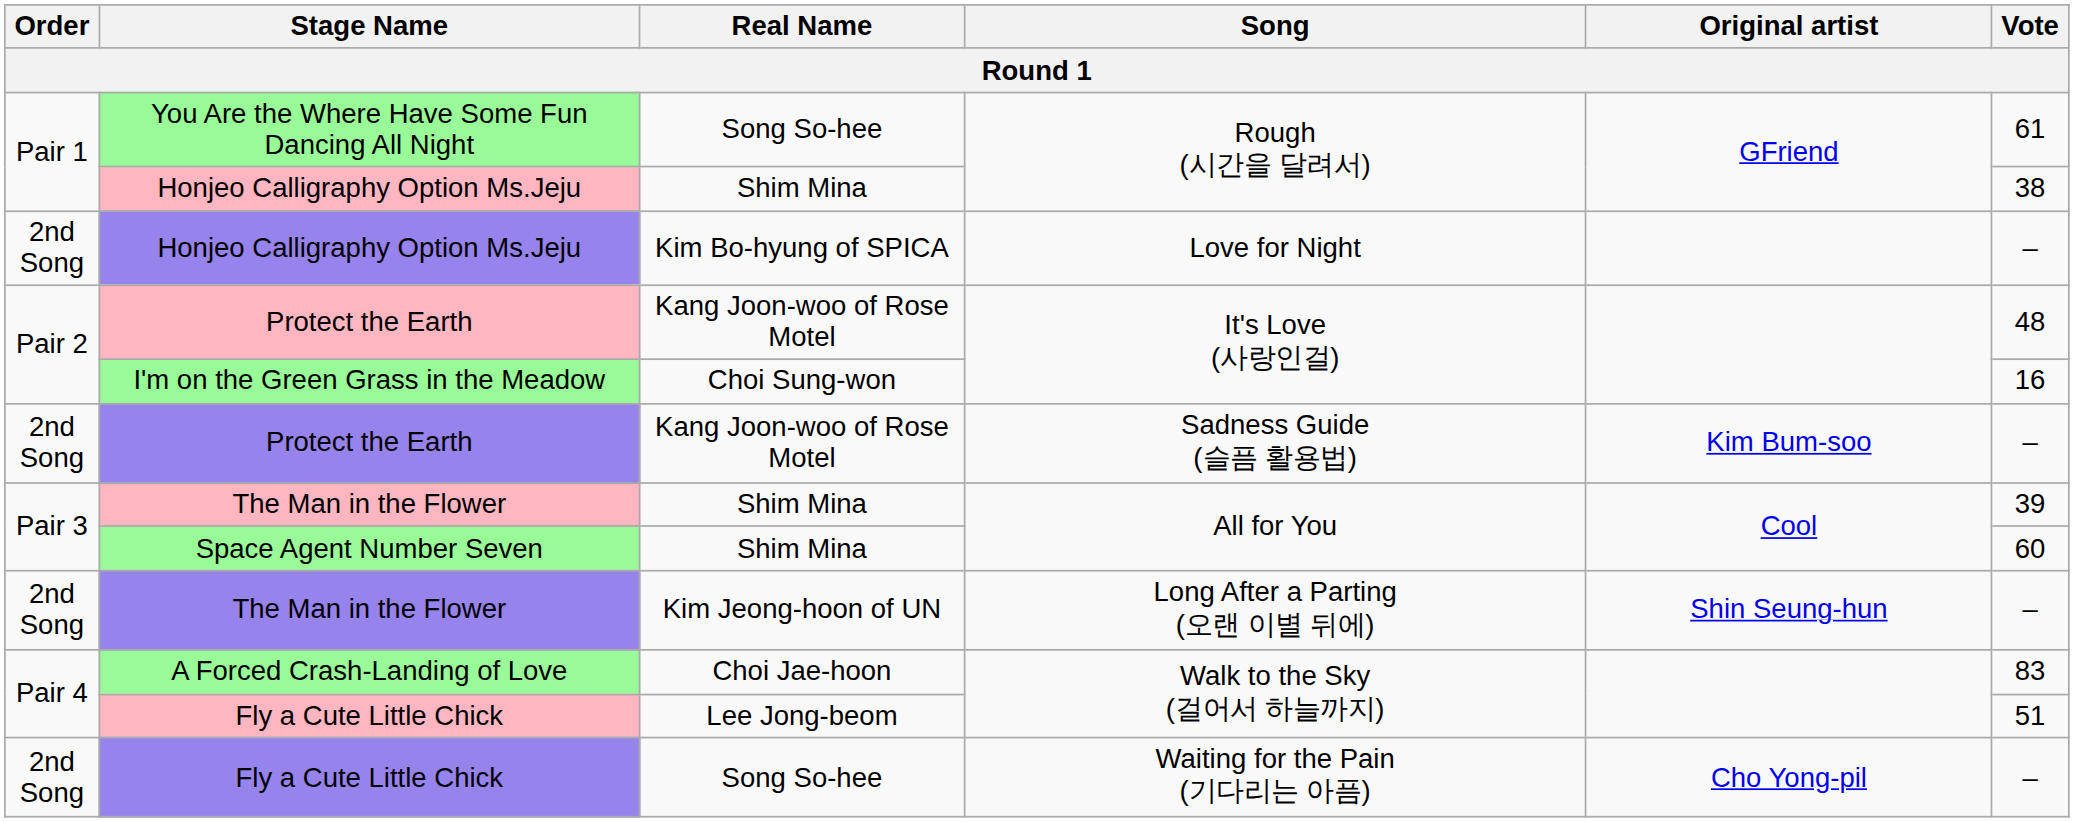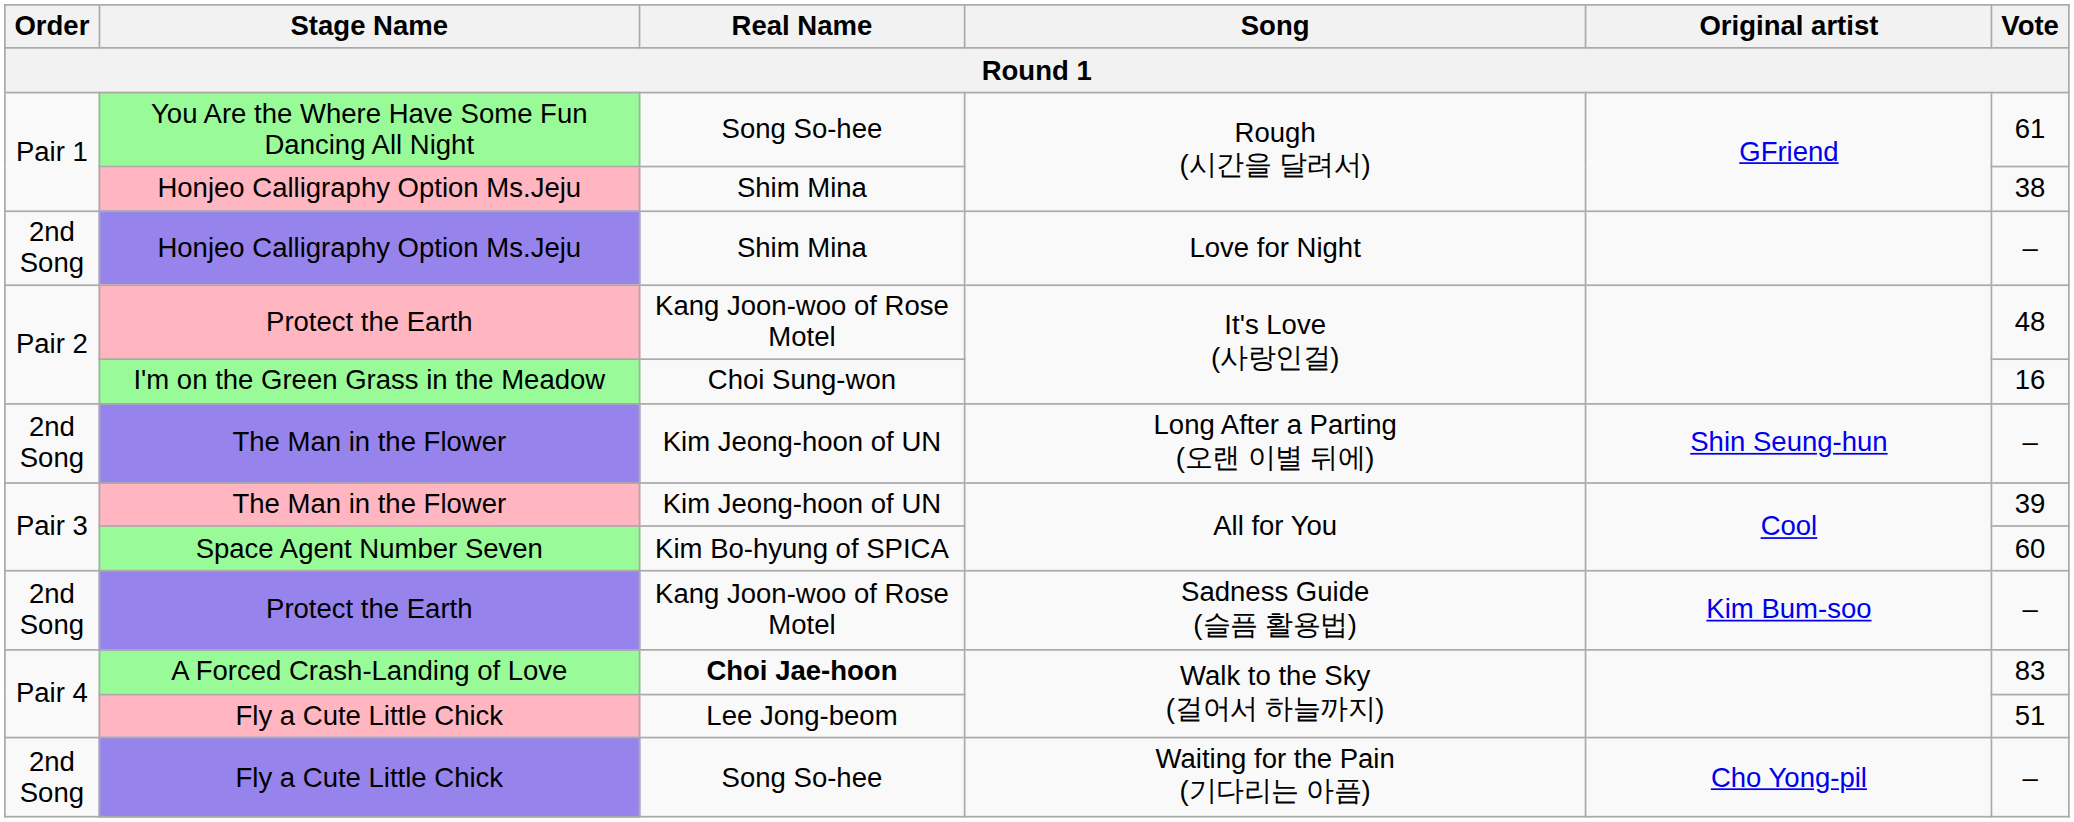(802, 247) Kim Bo-hyung of SPICA -> (802, 247) Shim Mina
rows swapped: (369, 442) <-> (369, 609)
(802, 504) Shim Mina -> (802, 504) Kim Jeong-hoon of UN
(802, 548) Shim Mina -> (802, 548) Kim Bo-hyung of SPICA
(802, 671) normal -> (802, 671) bold
